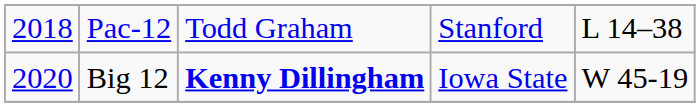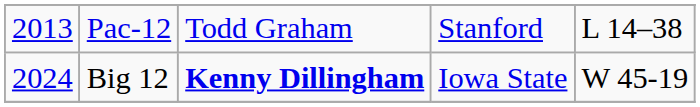(42, 28) 2018 -> (42, 28) 2013
(42, 76) 2020 -> (42, 76) 2024
